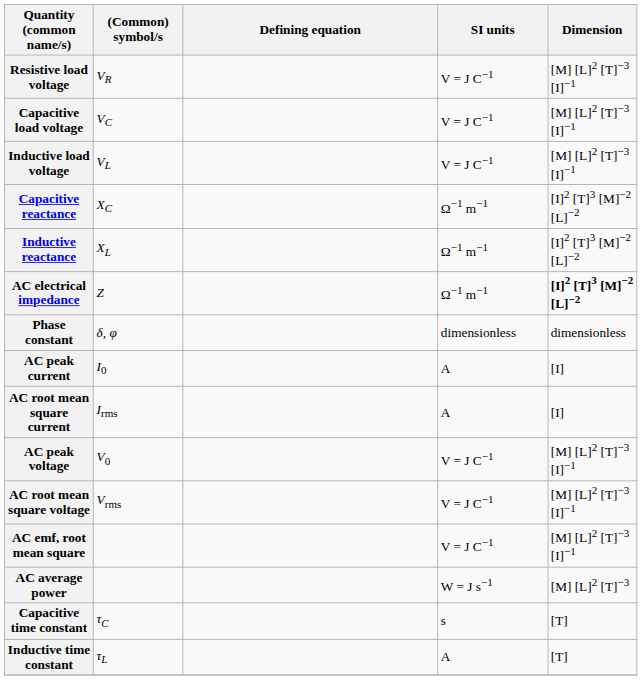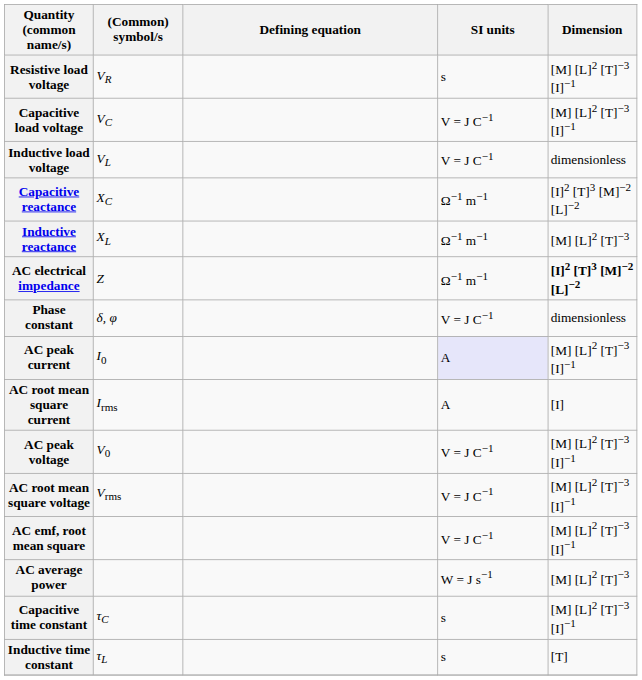(467, 77) V = J C−1 -> (443, 77) s
(590, 163) [M] [L]2 [T]−3 [I]−1 -> (588, 159) dimensionless
(591, 249) [I]2 [T]3 [M]−2 [L]−2 -> (590, 238) [M] [L]2 [T]−3
(478, 332) dimensionless -> (467, 318) V = J C−1
(446, 368) no background -> (446, 357) lavender background
(557, 368) [I] -> (590, 357) [M] [L]2 [T]−3 [I]−1
(559, 621) [T] -> (590, 617) [M] [L]2 [T]−3 [I]−1
(446, 657) A -> (443, 657) s
